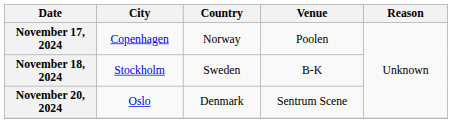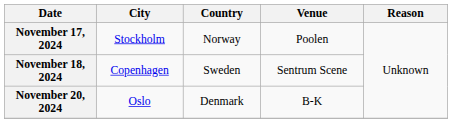(140, 38) Copenhagen -> (140, 38) Stockholm
(140, 70) Stockholm -> (140, 70) Copenhagen
(312, 70) B-K -> (312, 70) Sentrum Scene
(312, 102) Sentrum Scene -> (312, 102) B-K
